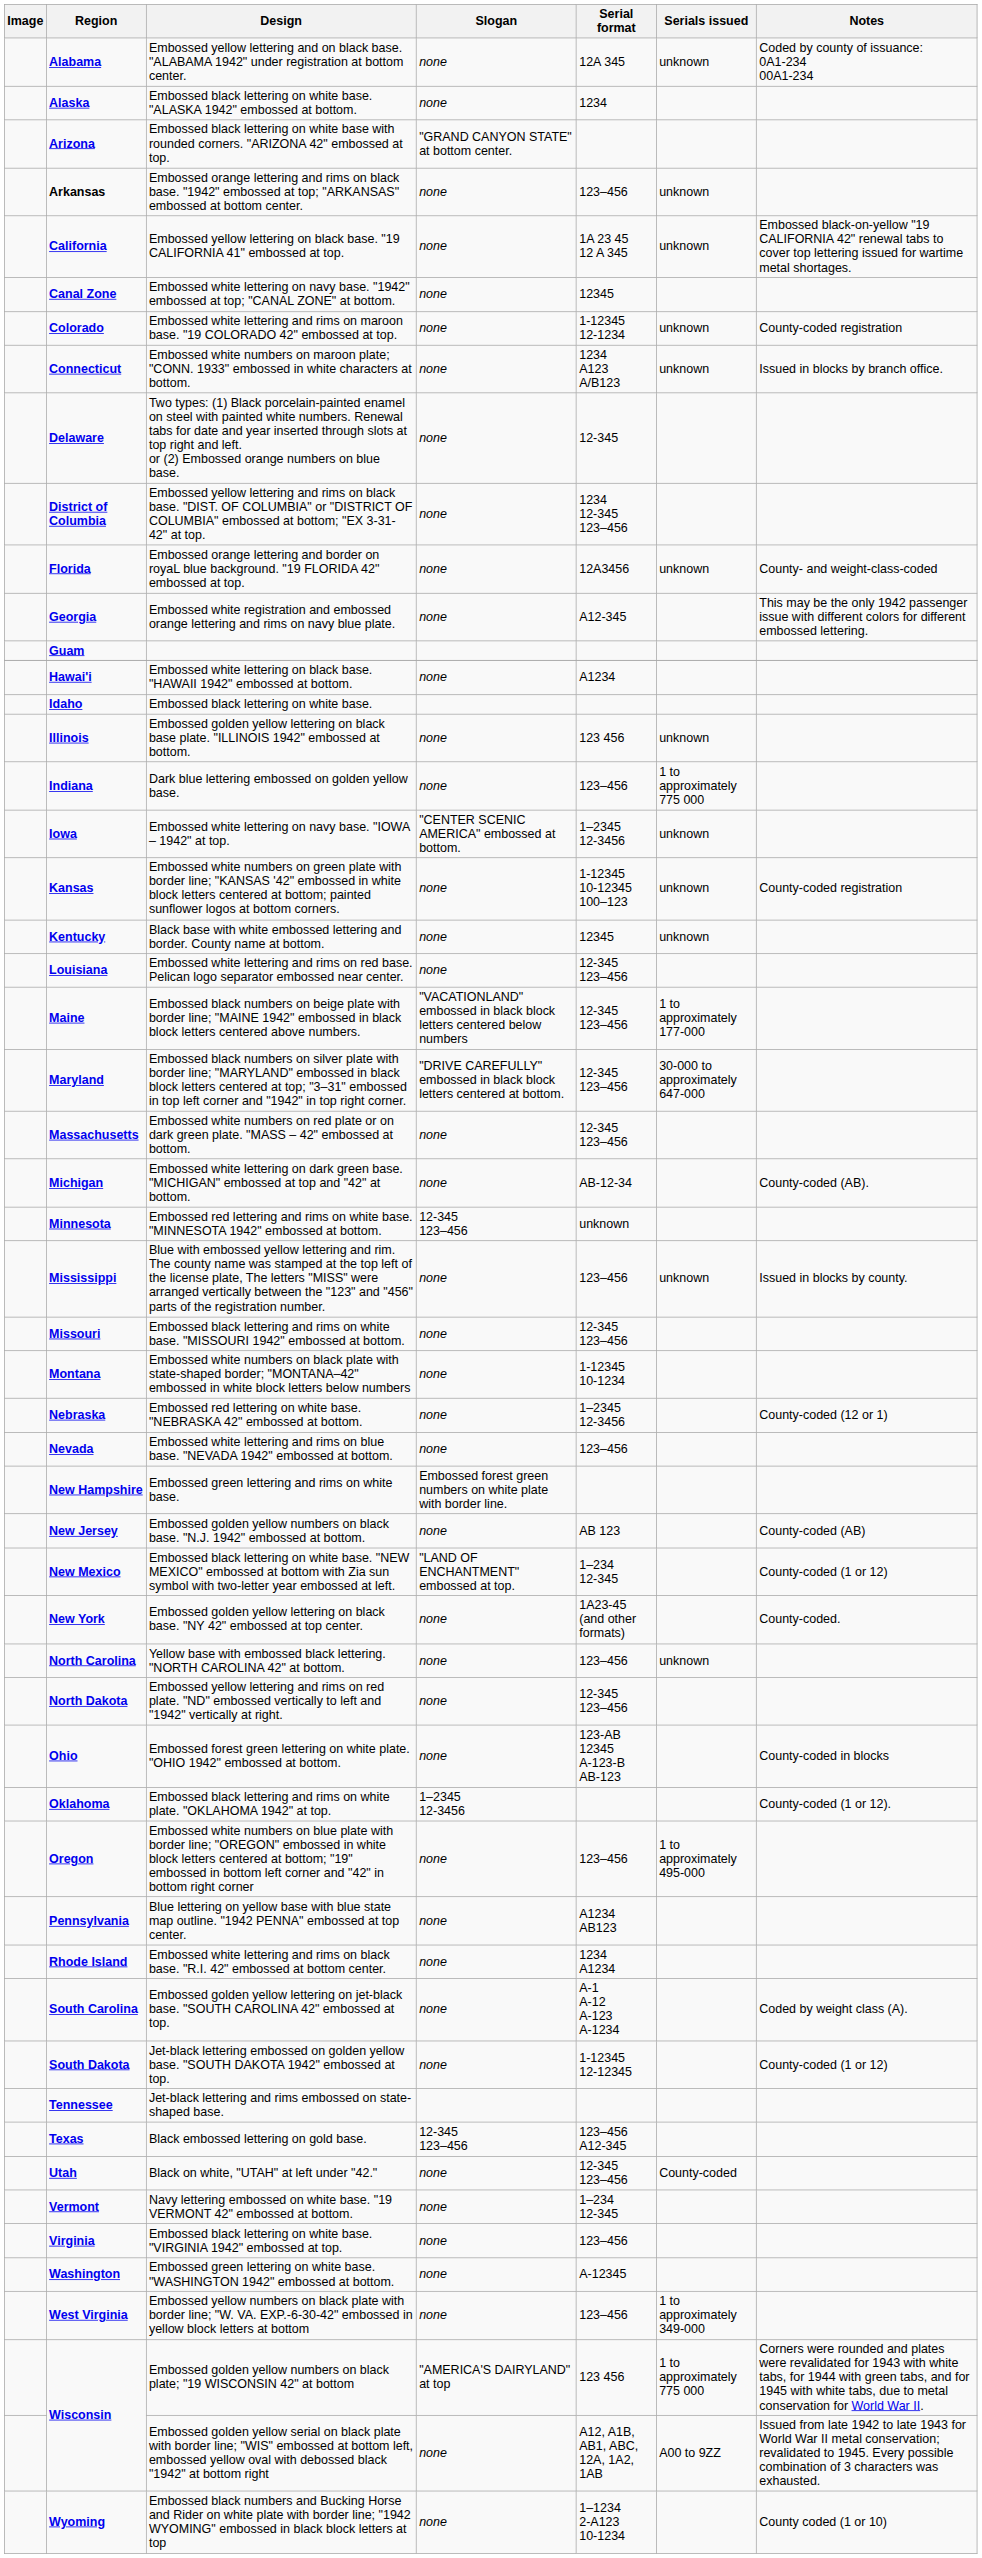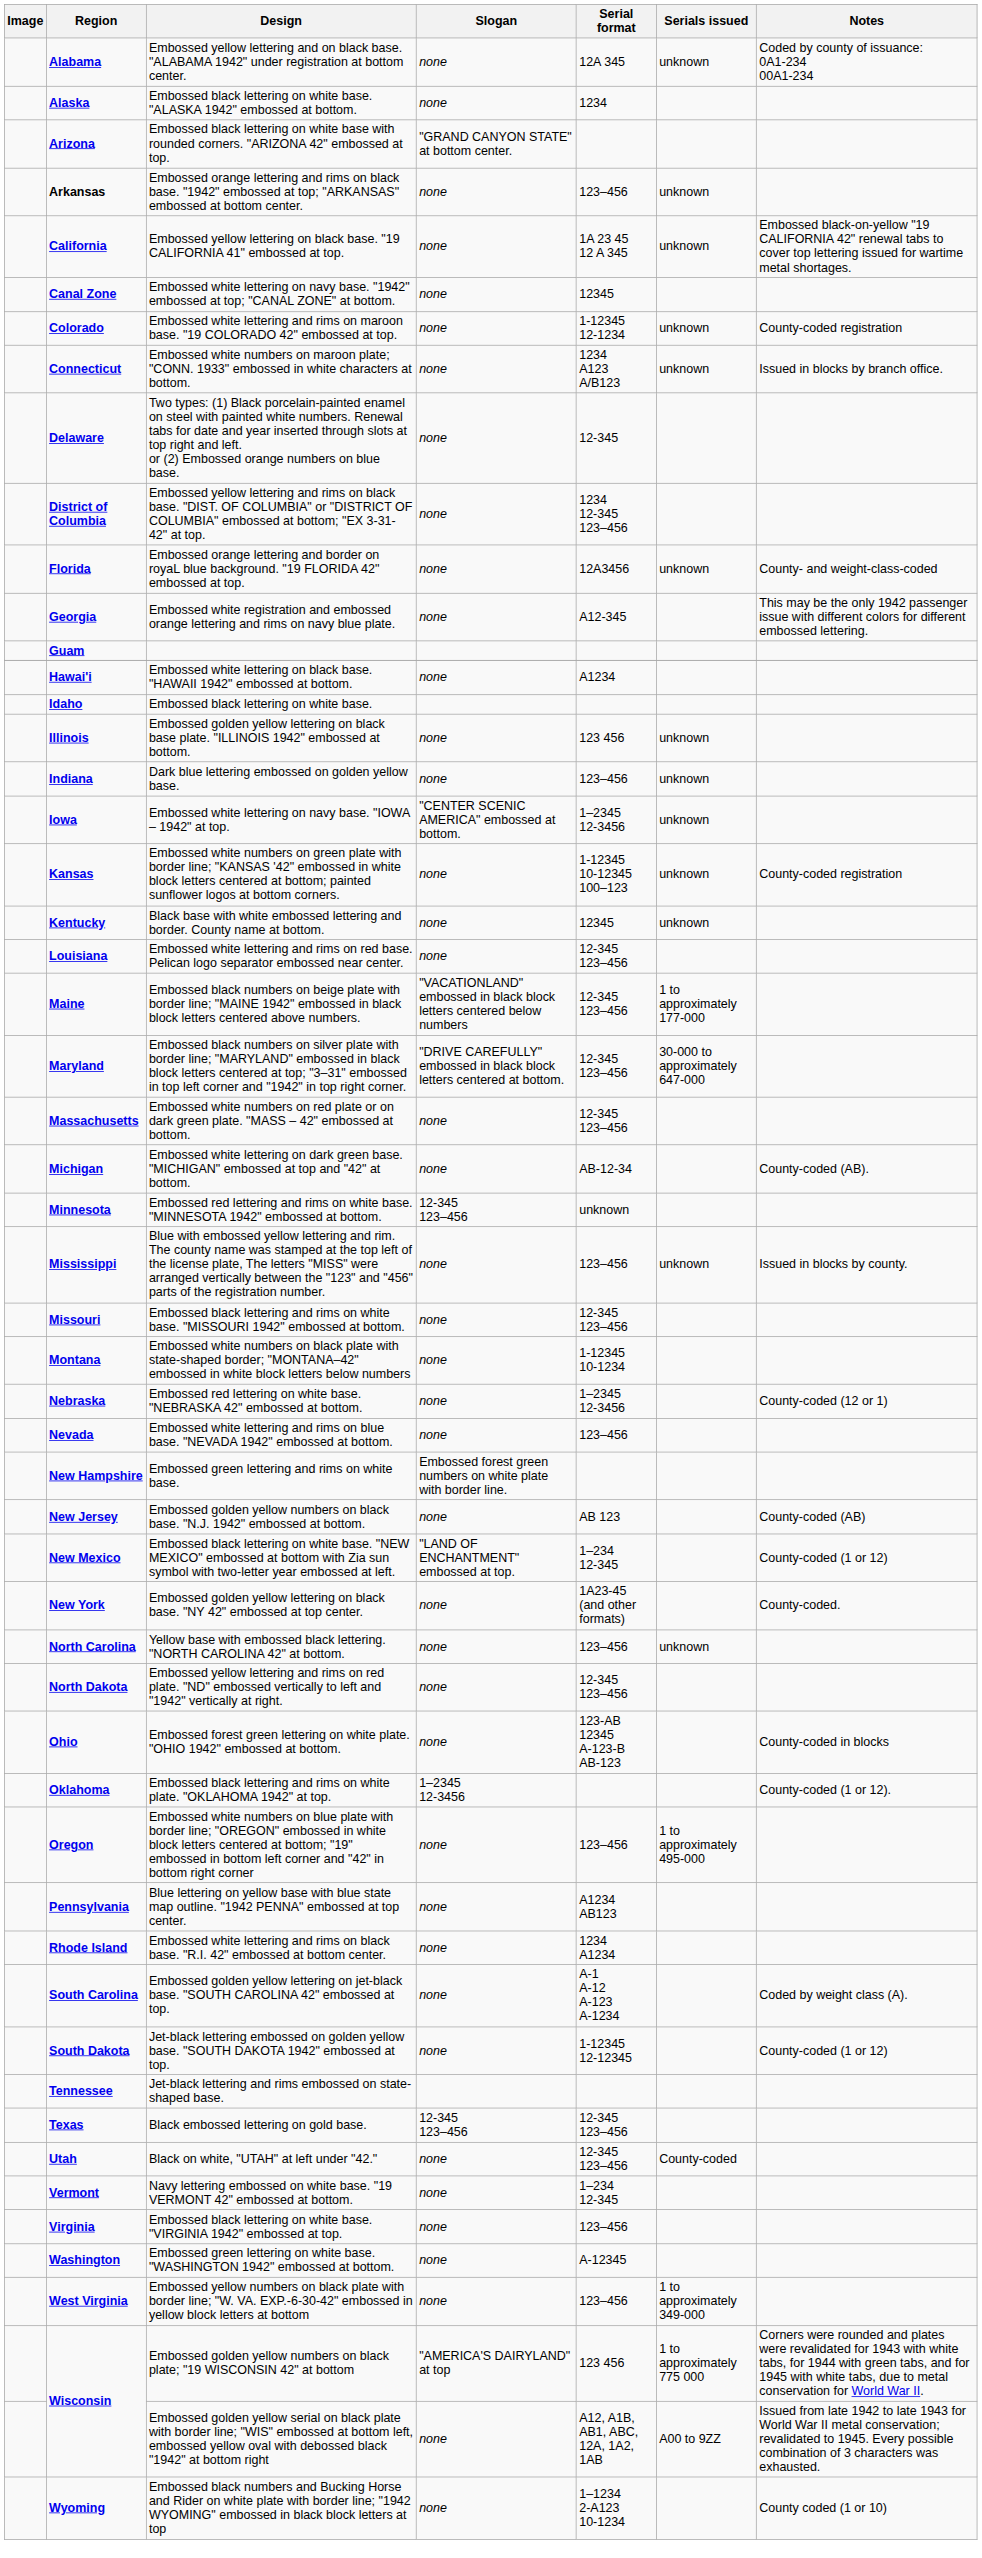(698, 786) 1 to approximately 775 000 -> (684, 779) unknown
(604, 2139) 123–456 A12-345 -> (604, 2125) 12-345 123–456
